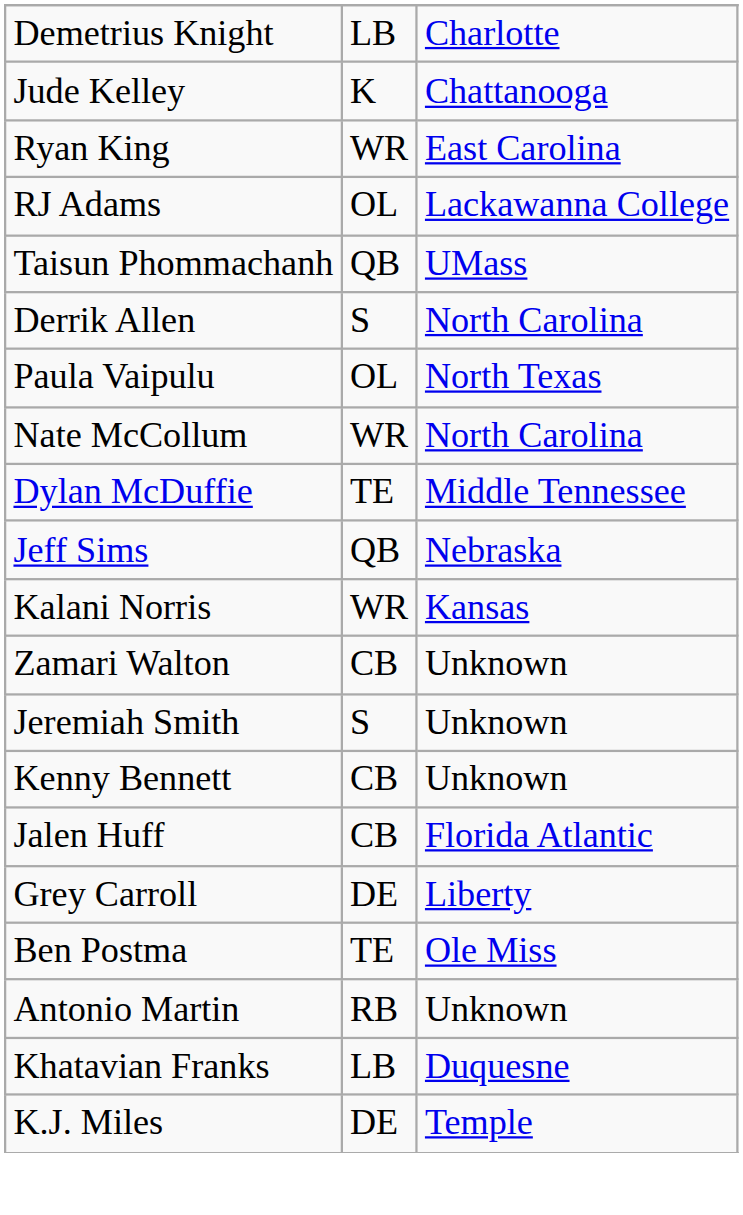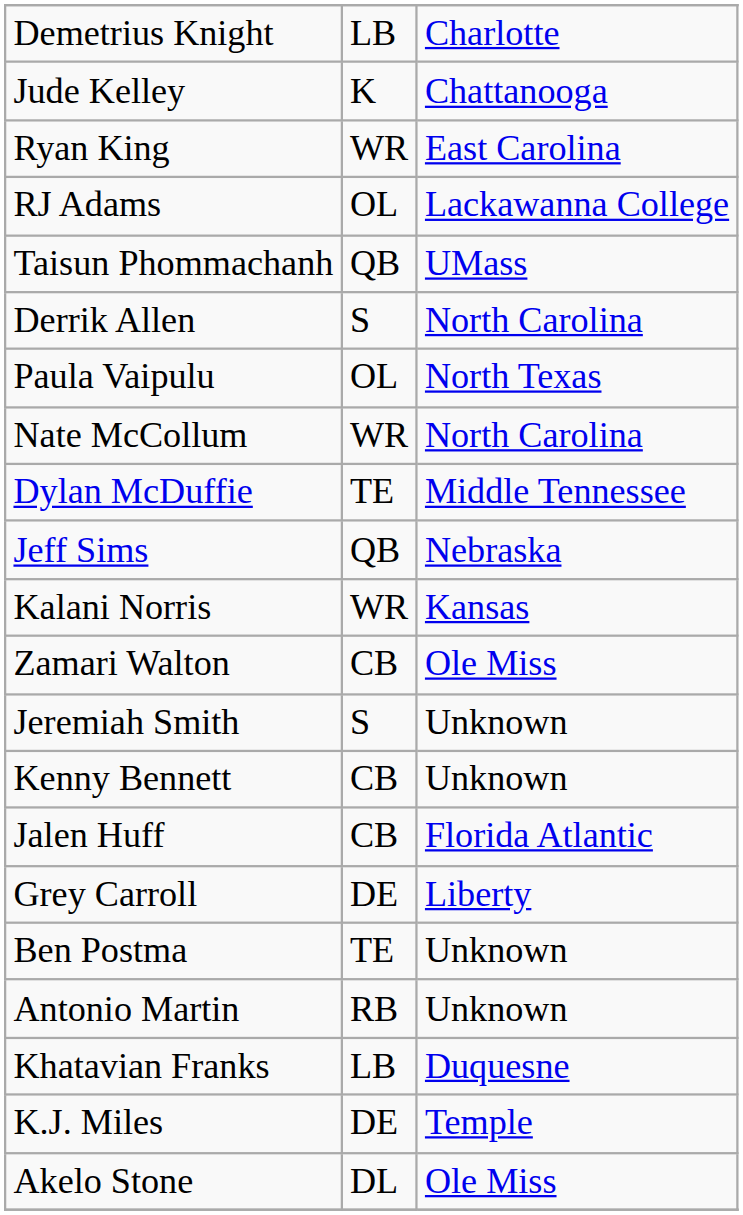(496, 663) Unknown -> (491, 663) Ole Miss
(491, 950) Ole Miss -> (496, 950) Unknown
+ row: (103, 1180)
